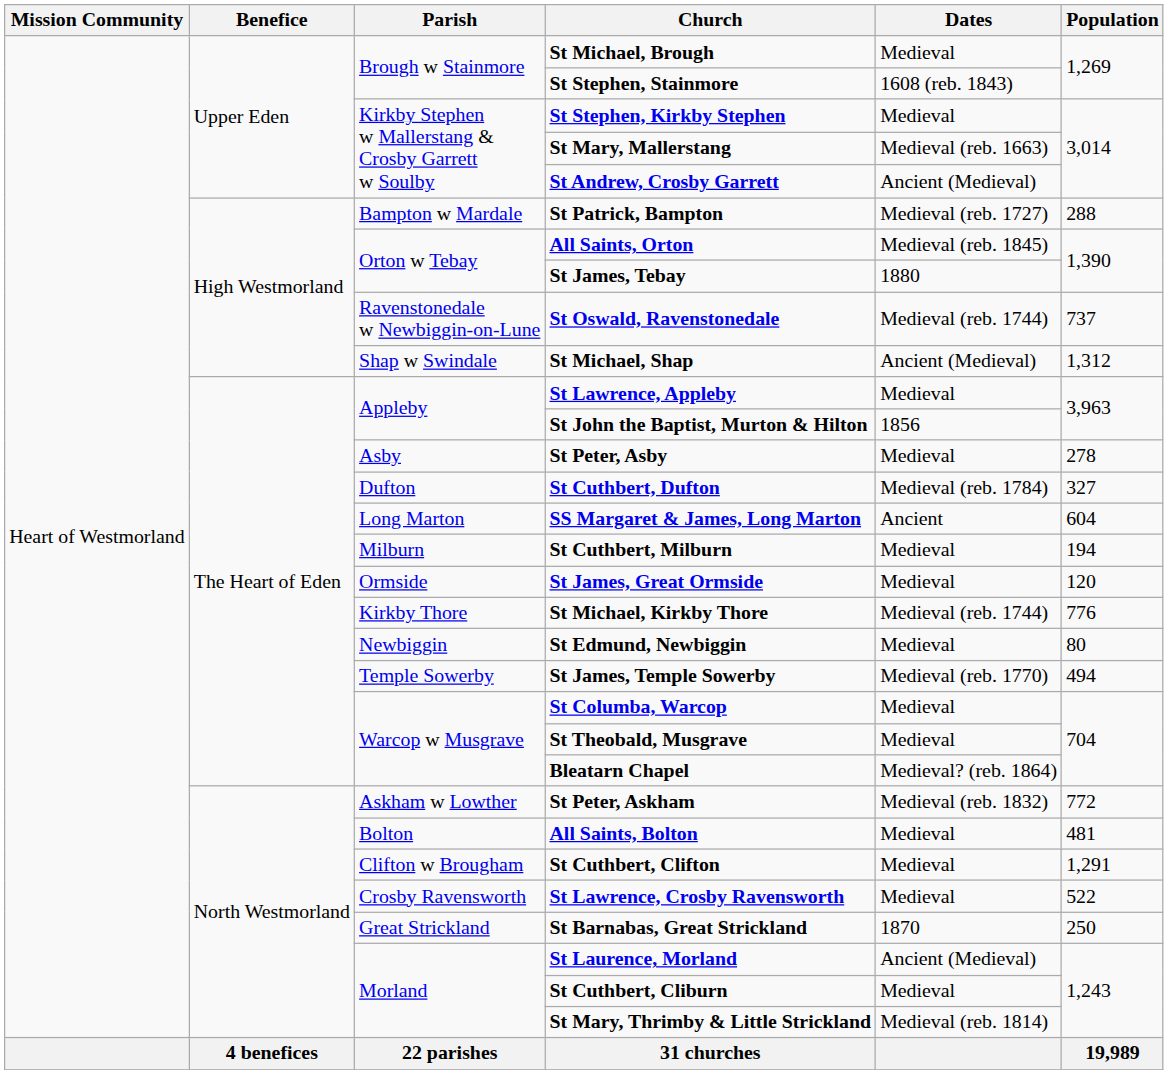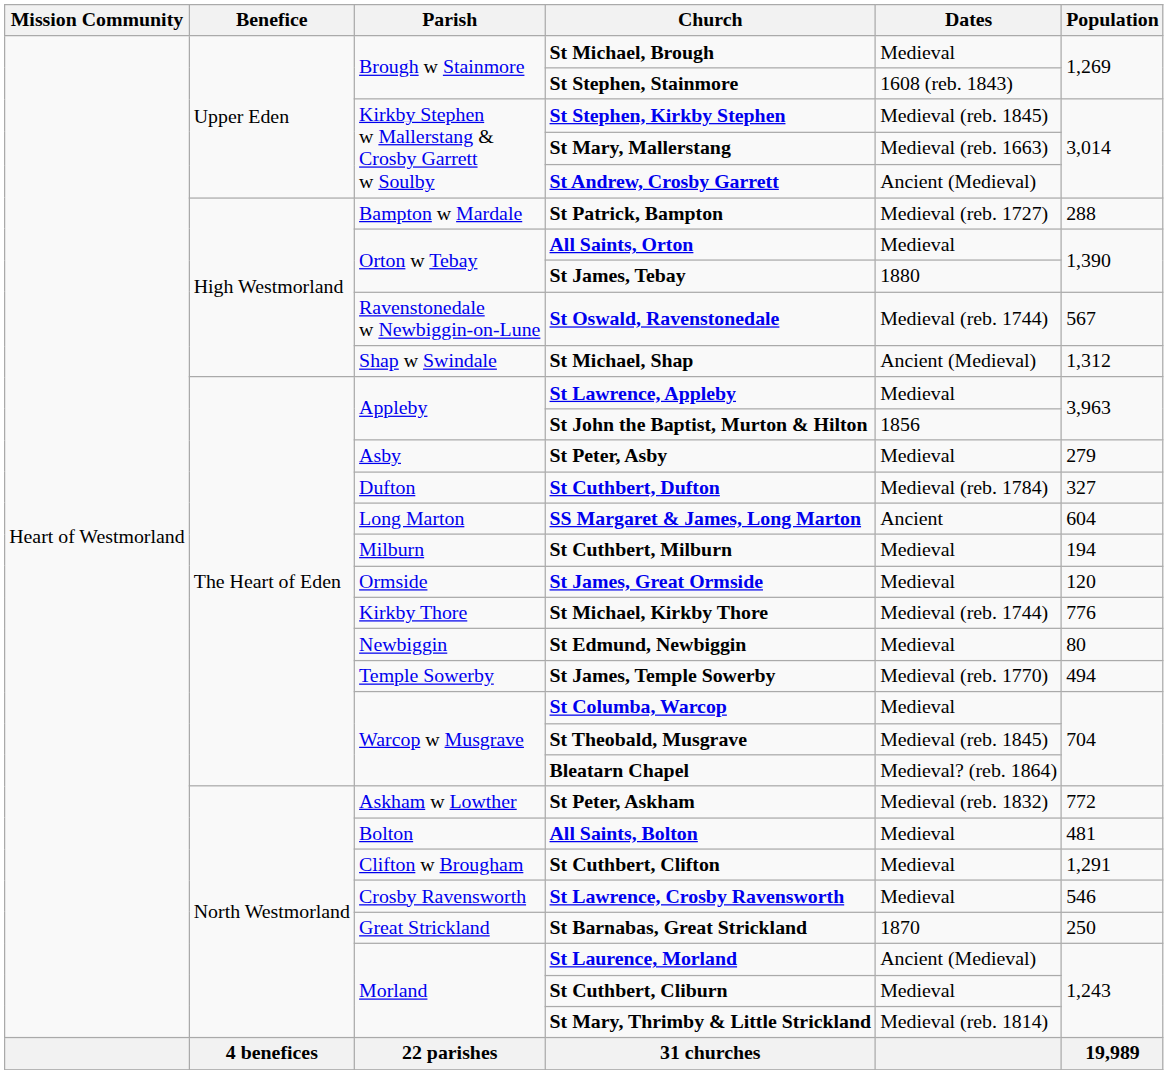(918, 115) Medieval -> (964, 115) Medieval (reb. 1845)
(964, 244) Medieval (reb. 1845) -> (918, 244) Medieval
(1081, 318) 737 -> (1081, 318) 567
(1081, 455) 278 -> (1081, 455) 279
(918, 738) Medieval -> (964, 738) Medieval (reb. 1845)
(1081, 896) 522 -> (1081, 896) 546
